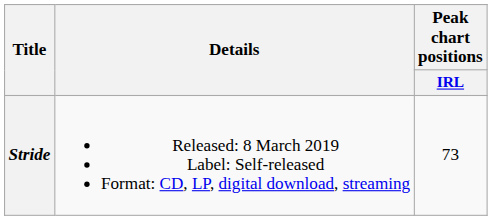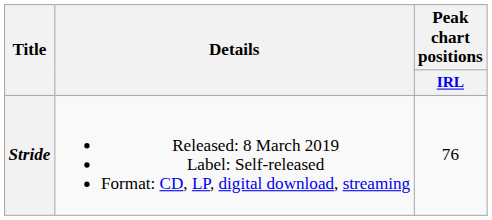(450, 155) 73 -> (450, 155) 76
